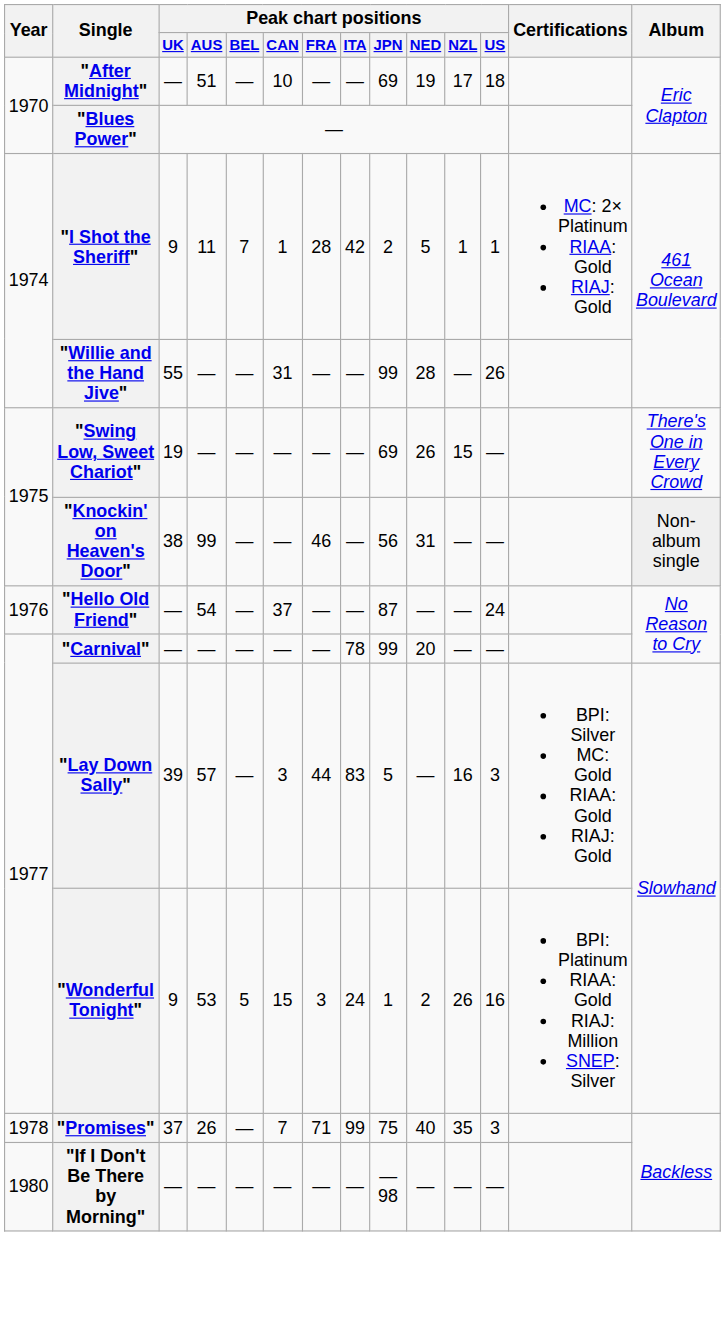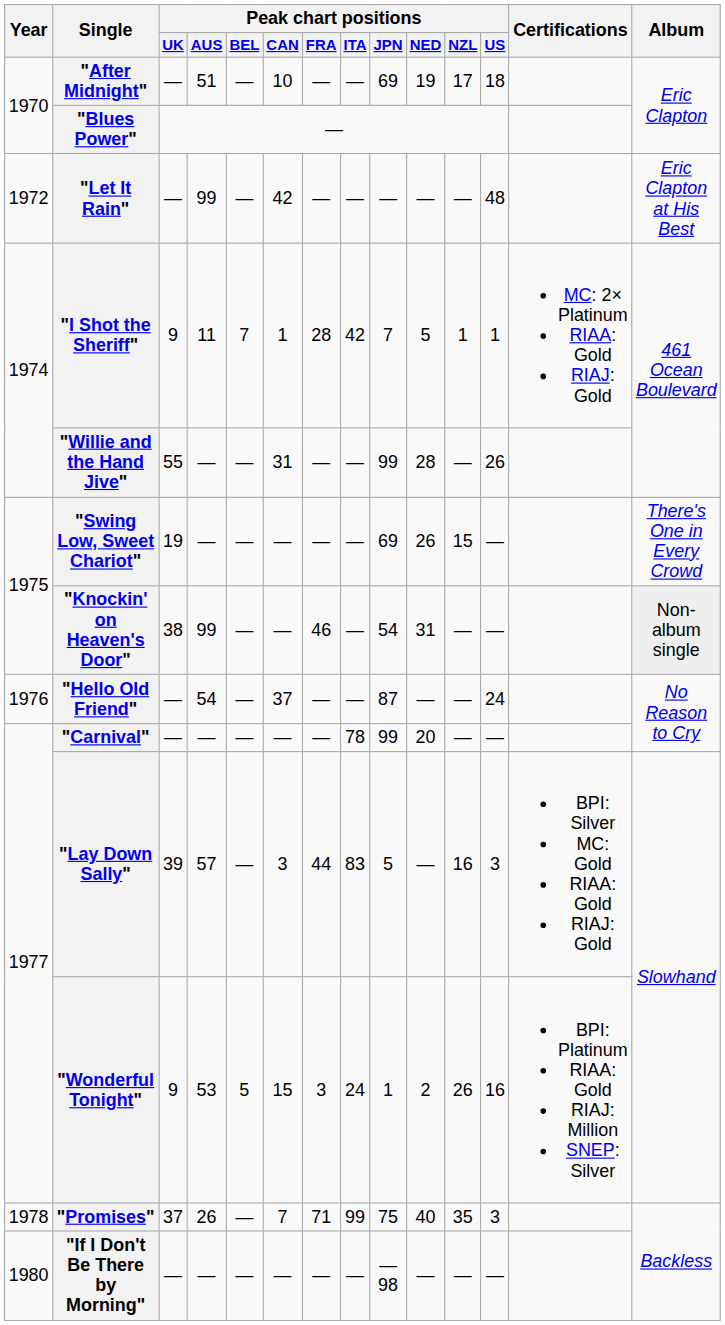+ row: (106, 198)
(388, 246) 2 -> (388, 335) 7
(388, 541) 56 -> (388, 630) 54
